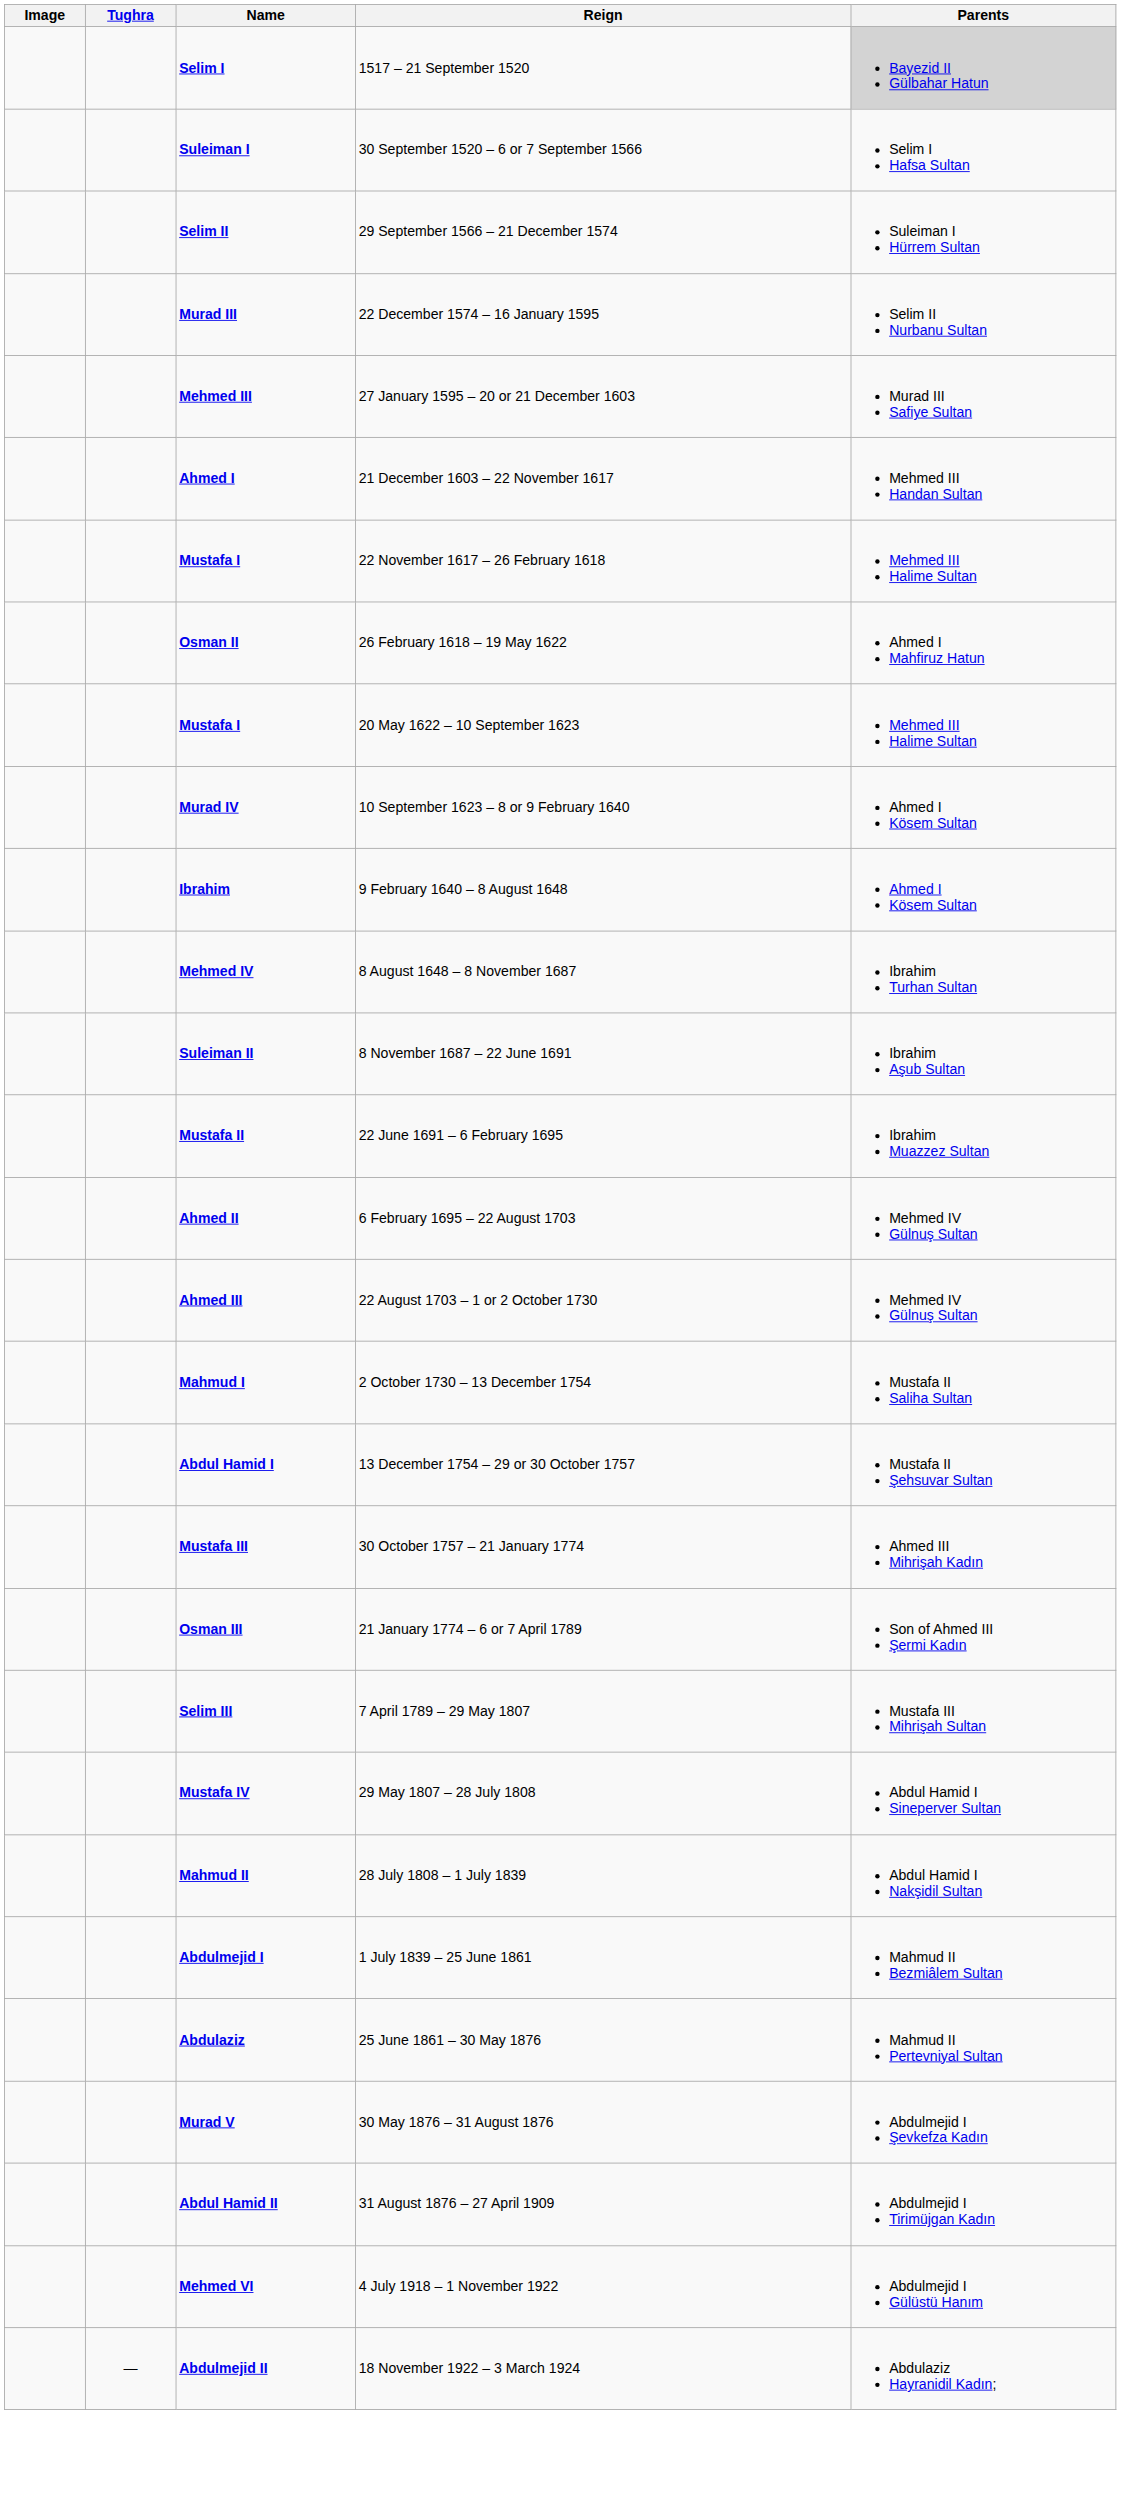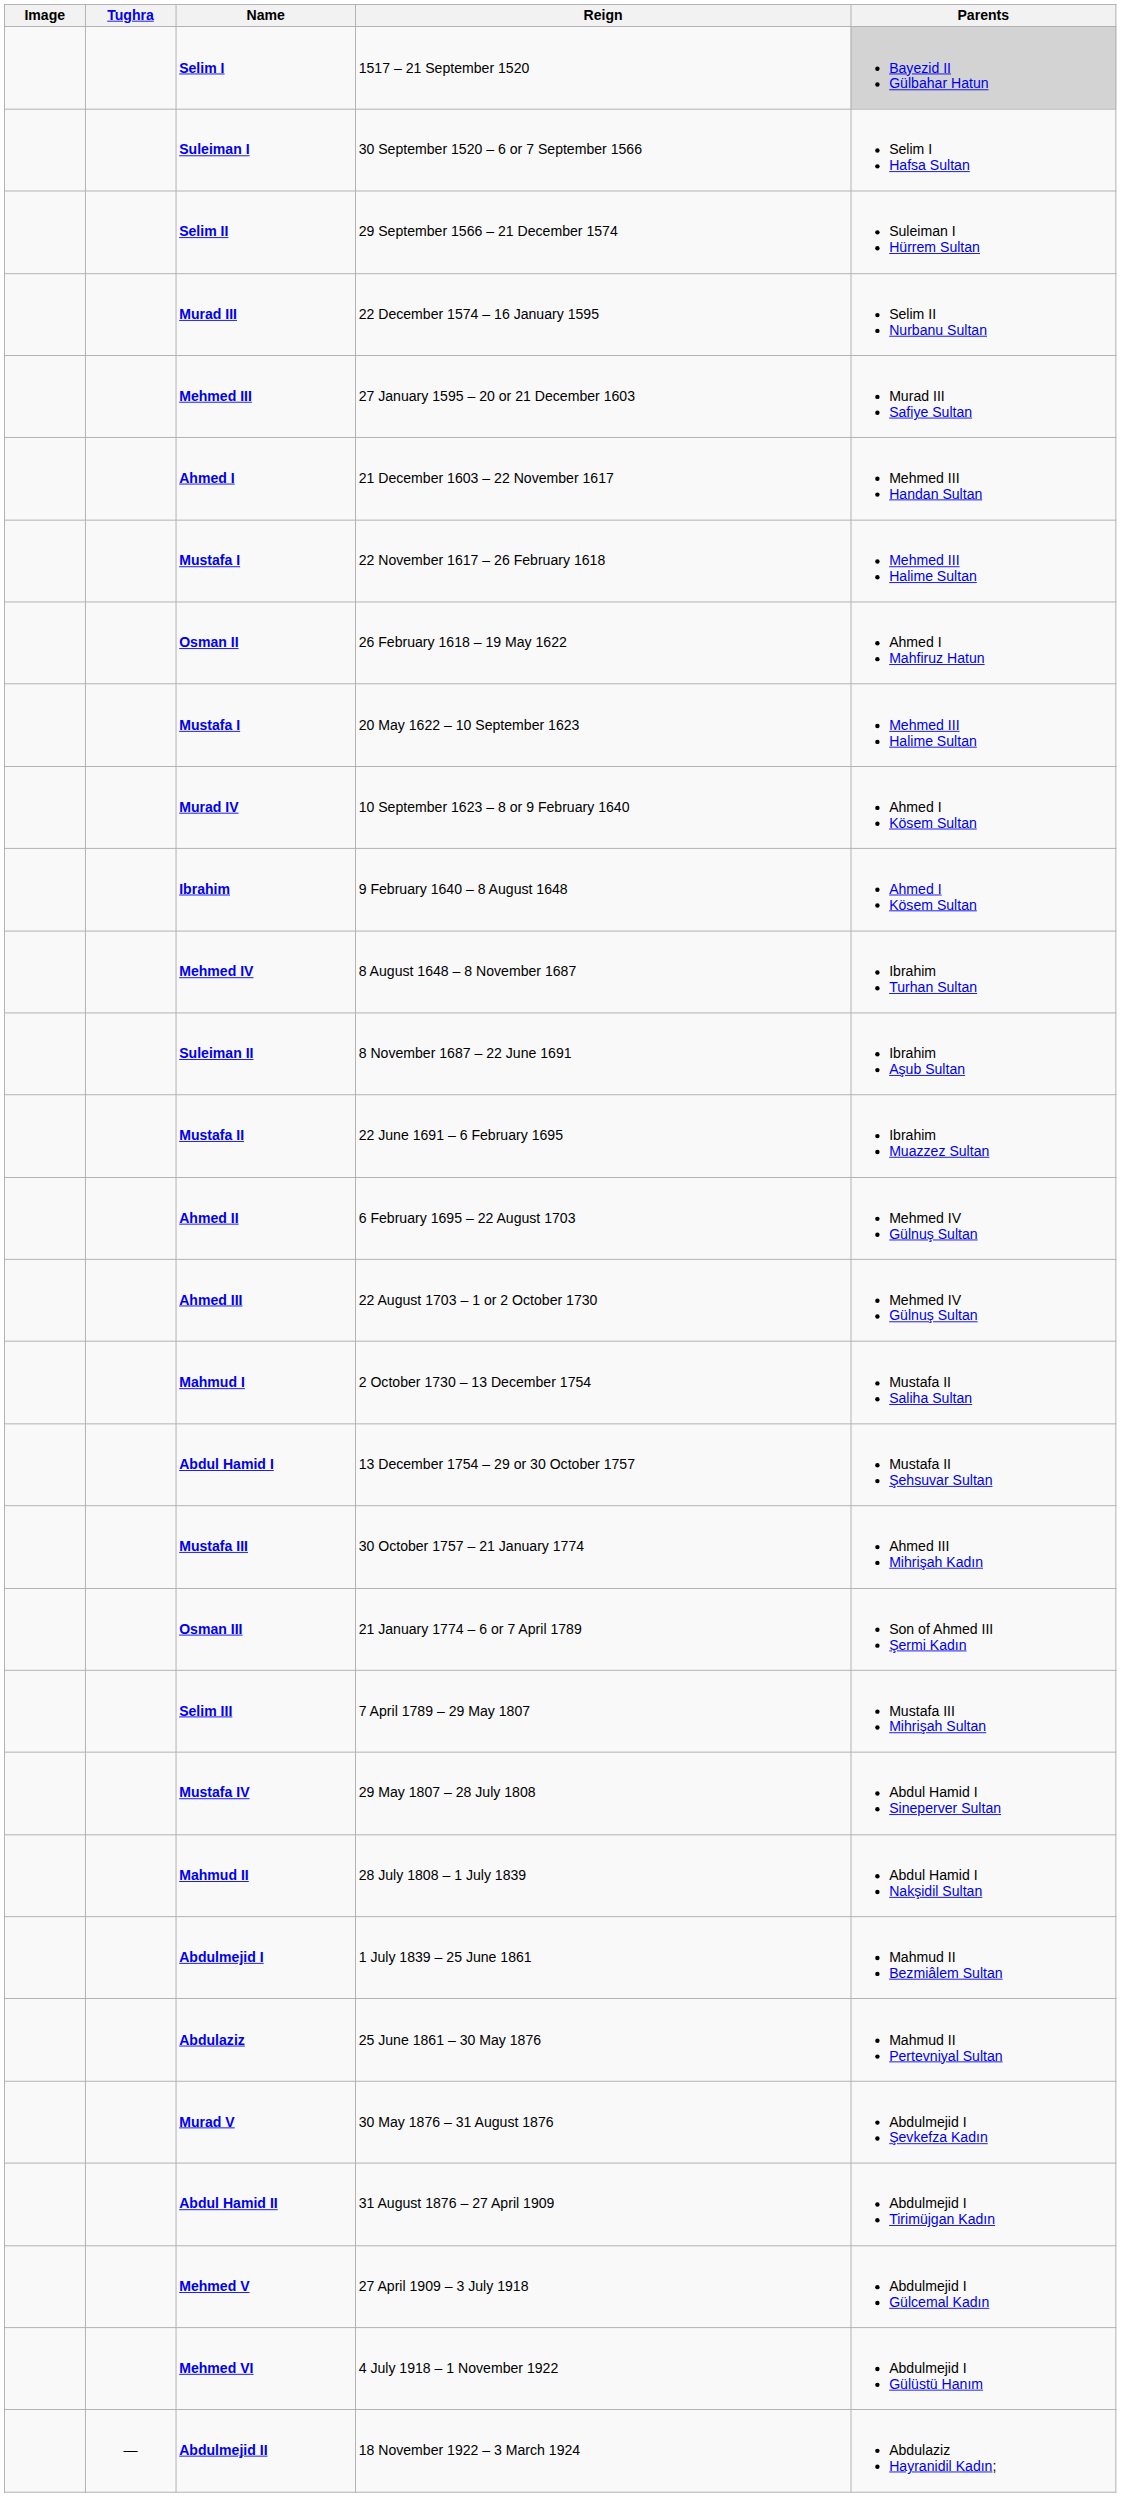+ row: (444, 2286)
